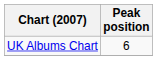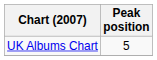(126, 45) 6 -> (126, 45) 5
